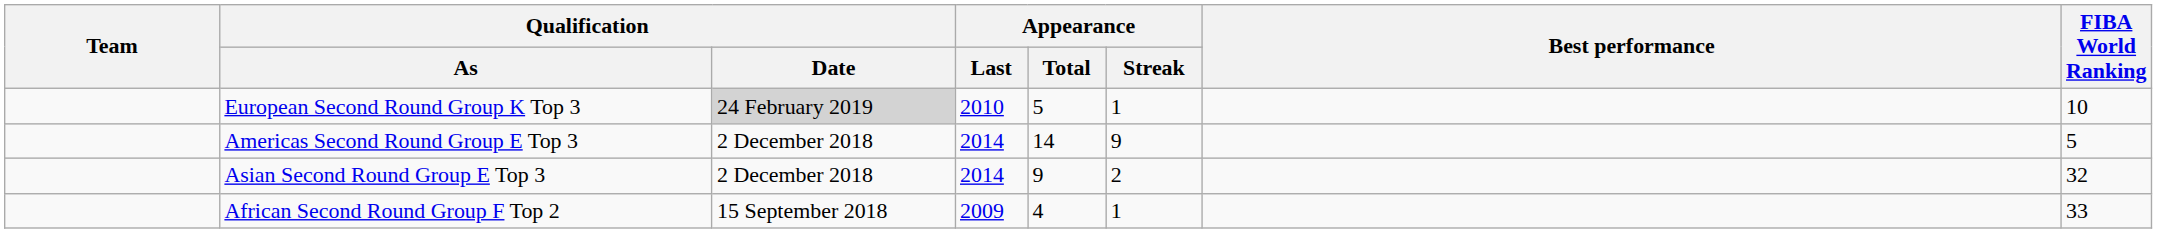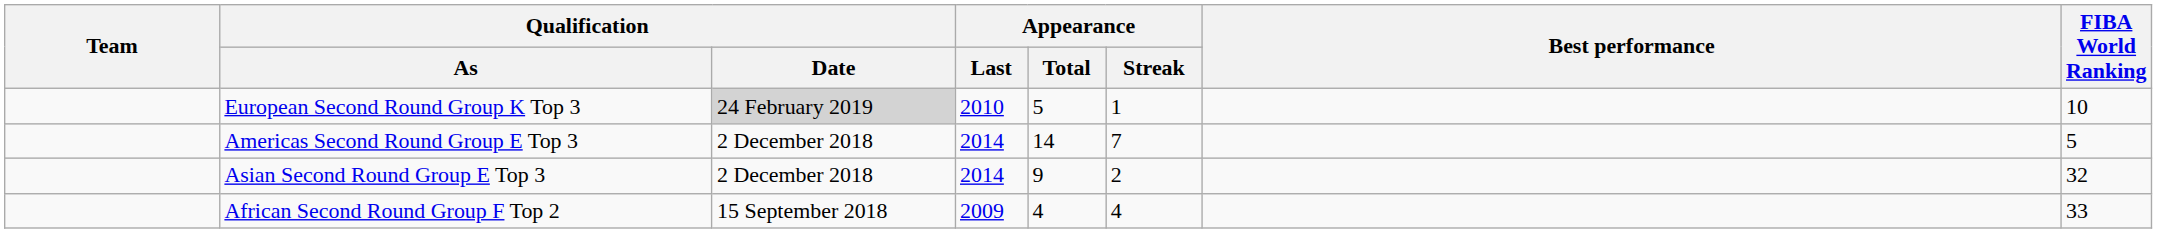(1116, 140) 9 -> (1116, 140) 7
(1116, 210) 1 -> (1116, 210) 4
